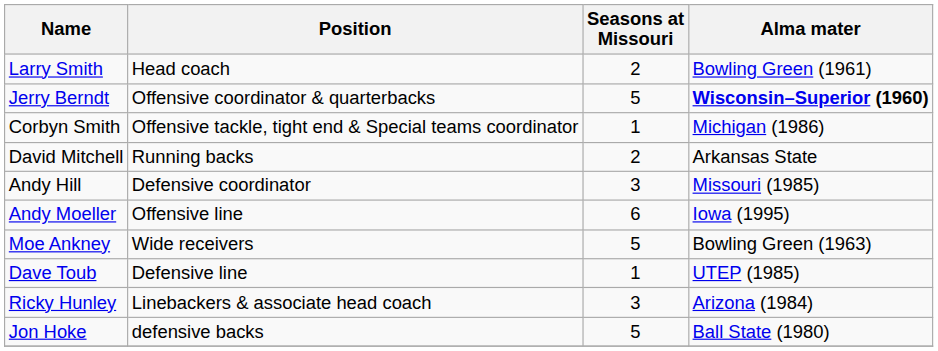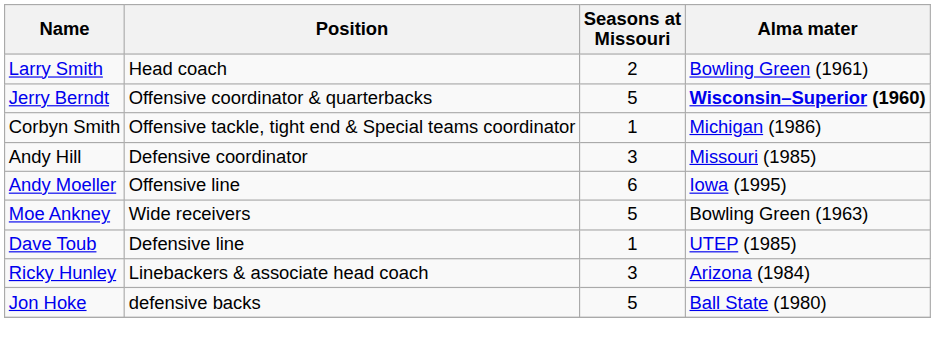- row: (66, 156)
